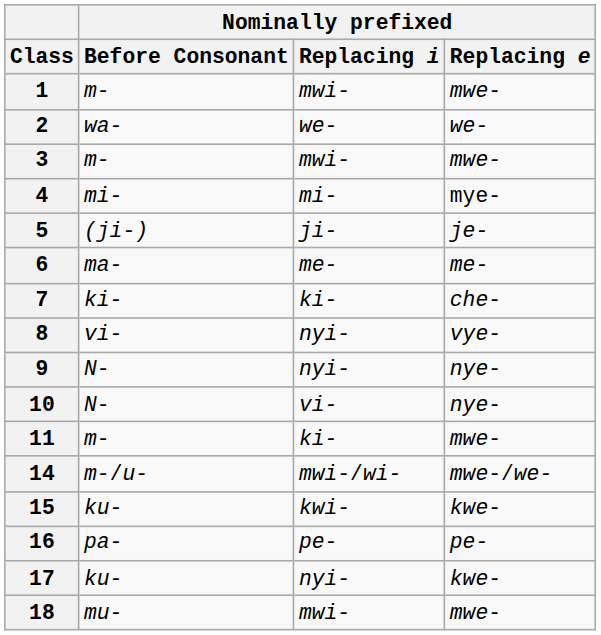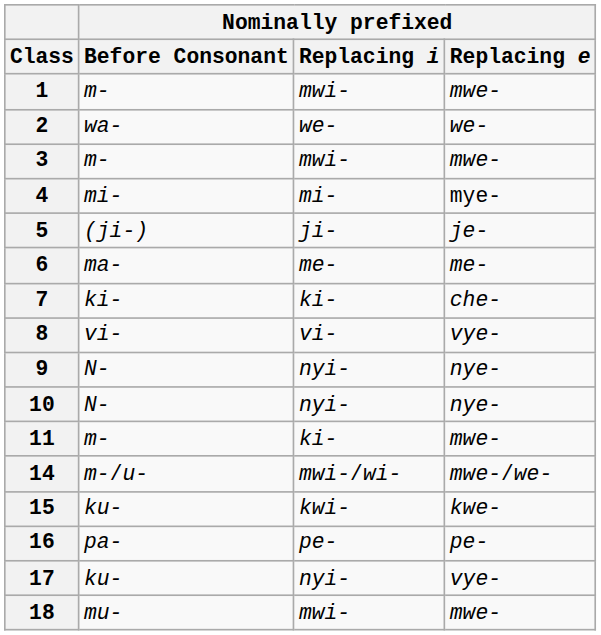(324, 335) nyi- -> (318, 335) vi-
(318, 404) vi- -> (324, 404) nyi-
(475, 578) kwe- -> (475, 578) vye-
